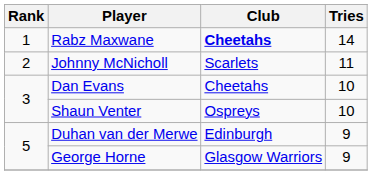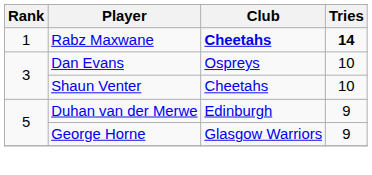(346, 39) normal -> (346, 39) bold
- row: (109, 63)
(236, 87) Cheetahs -> (232, 63) Ospreys
(232, 110) Ospreys -> (236, 87) Cheetahs
